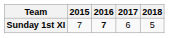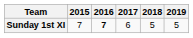+ column: (176, 11)
